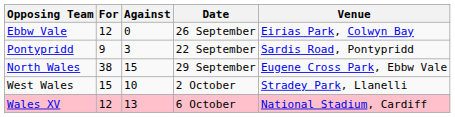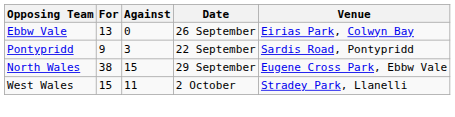(105, 31) 12 -> (105, 31) 13
(131, 85) 10 -> (131, 85) 11
- row: (34, 103)
